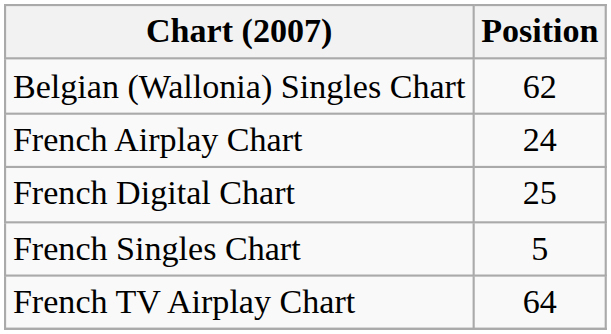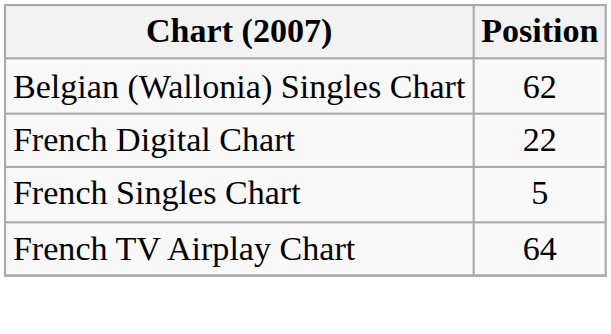- row: (158, 139)
(540, 193) 25 -> (540, 139) 22
